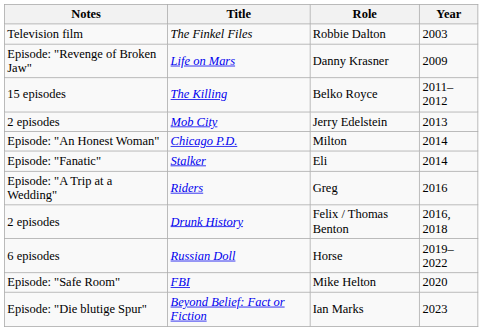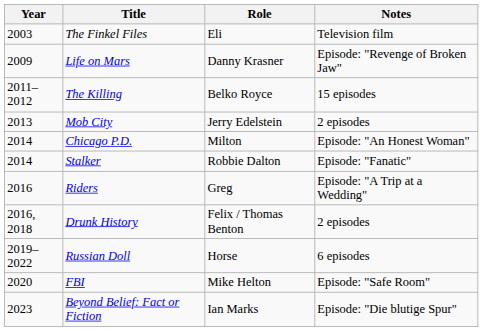columns swapped: (449, 14) <-> (86, 14)
(349, 34) Robbie Dalton -> (215, 34) Eli
(320, 161) Eli -> (244, 161) Robbie Dalton
